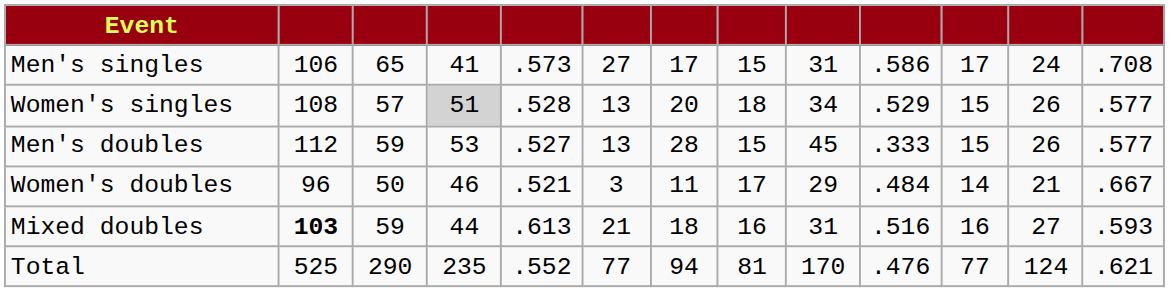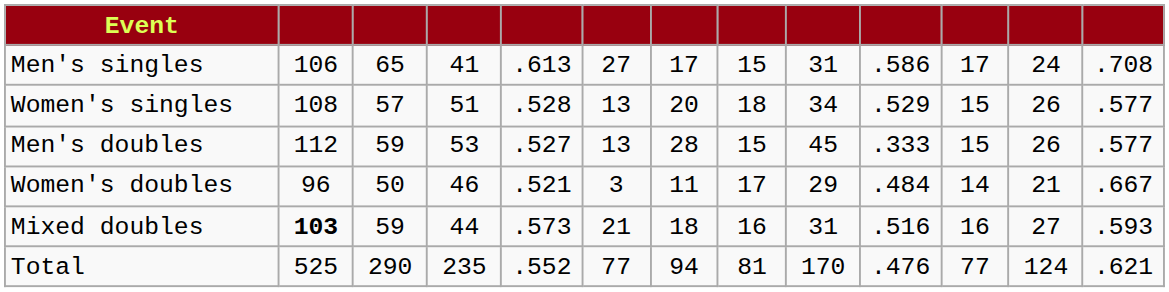(542, 65) .573 -> (542, 65) .613
(464, 106) lightgrey background -> (464, 106) no background
(542, 226) .613 -> (542, 226) .573
